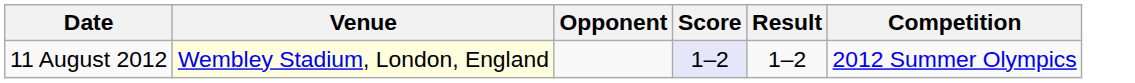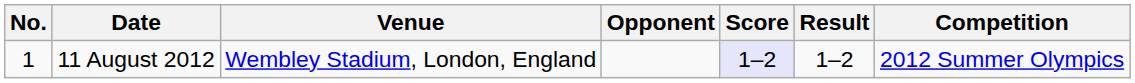+ column: (28, 22)
(363, 58) lightyellow background -> (411, 58) no background
